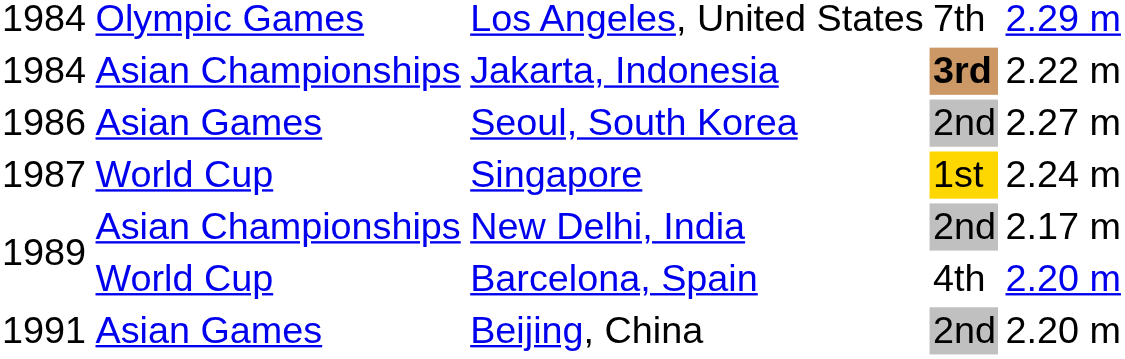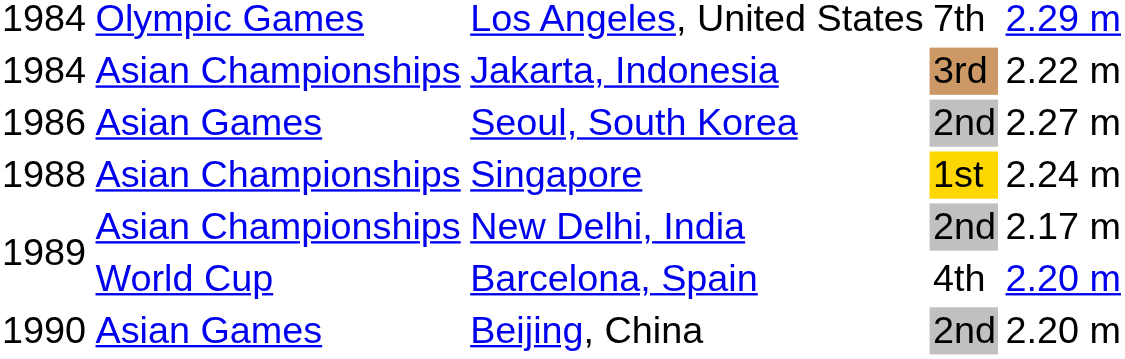(962, 70) bold -> (960, 70) normal
(44, 174) 1987 -> (44, 174) 1988
(184, 174) World Cup -> (278, 174) Asian Championships
(44, 330) 1991 -> (44, 330) 1990
